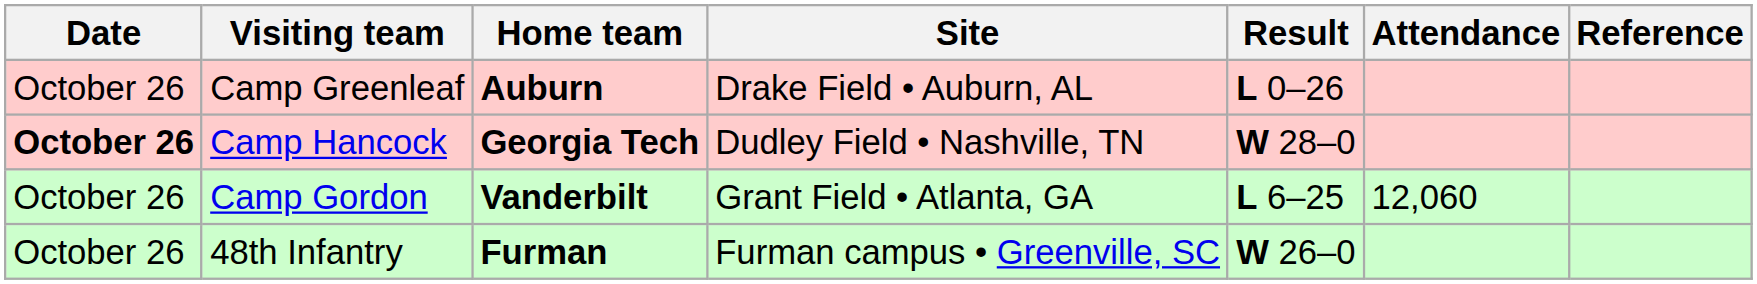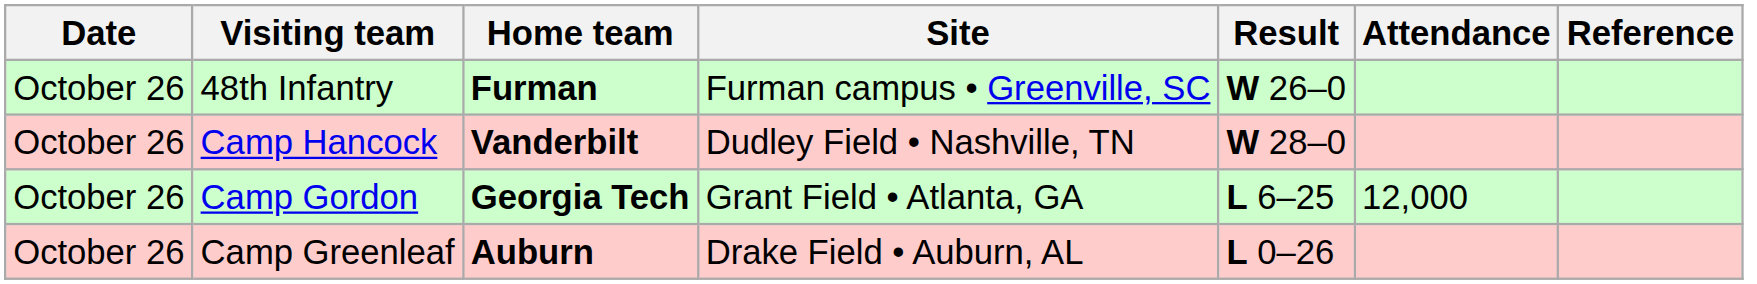rows swapped: (337, 88) <-> (306, 252)
(104, 142) bold -> (99, 142) normal
(590, 142) Georgia Tech -> (555, 142) Vanderbilt
(564, 197) Vanderbilt -> (580, 197) Georgia Tech
(1425, 197) 12,060 -> (1415, 197) 12,000
